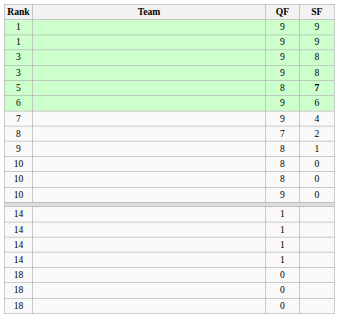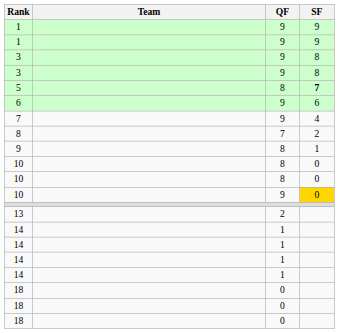(317, 194) no background -> (317, 194) gold background
+ row: (19, 214)
